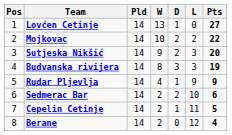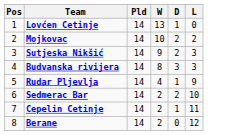- column: (215, 11)
